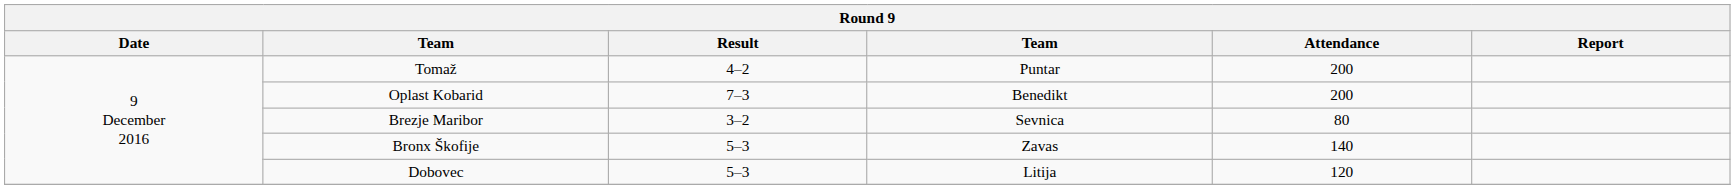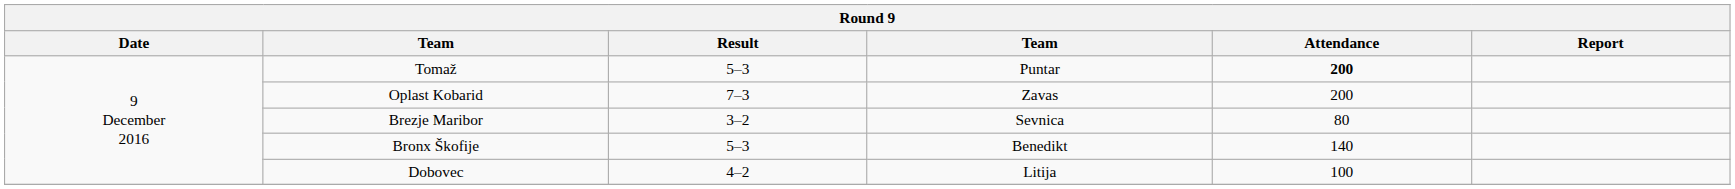(738, 68) 4–2 -> (738, 68) 5–3
(1342, 68) normal -> (1342, 68) bold
(1040, 94) Benedikt -> (1040, 94) Zavas
(1040, 146) Zavas -> (1040, 146) Benedikt
(738, 171) 5–3 -> (738, 171) 4–2
(1342, 171) 120 -> (1342, 171) 100
